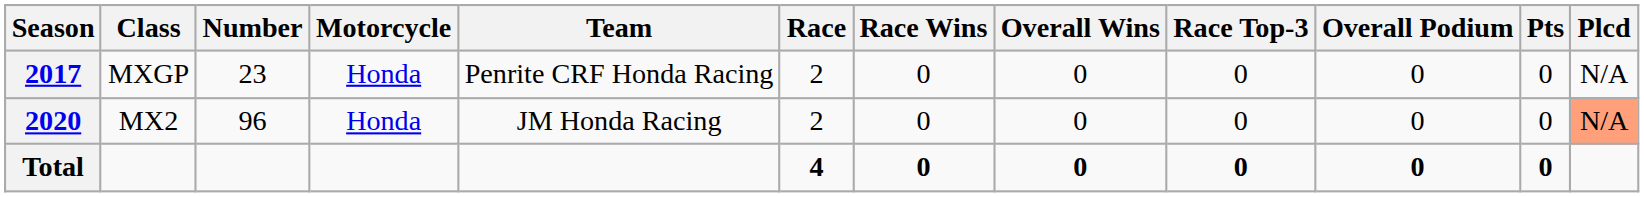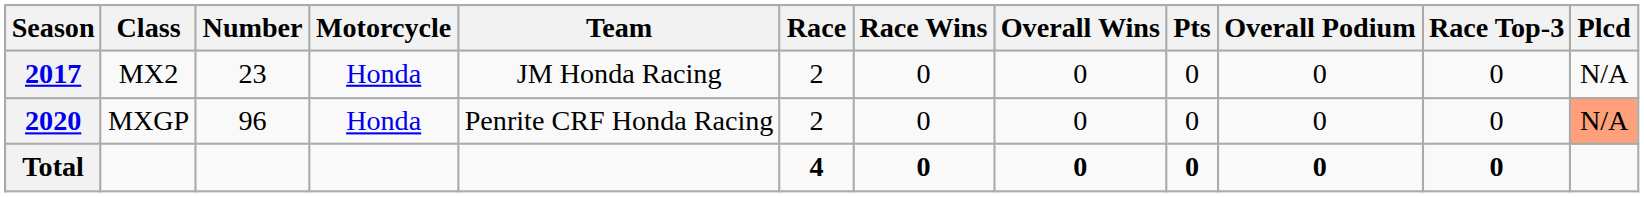columns swapped: (1241, 27) <-> (1545, 27)
(149, 73) MXGP -> (149, 73) MX2
(619, 73) Penrite CRF Honda Racing -> (619, 73) JM Honda Racing
(149, 120) MX2 -> (149, 120) MXGP
(619, 120) JM Honda Racing -> (619, 120) Penrite CRF Honda Racing
